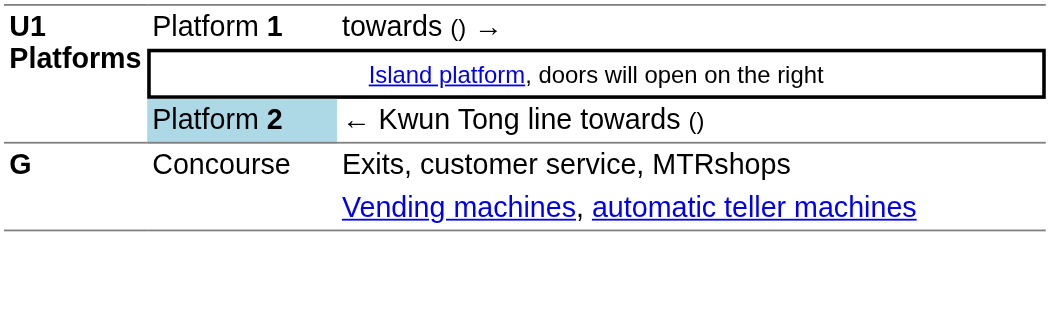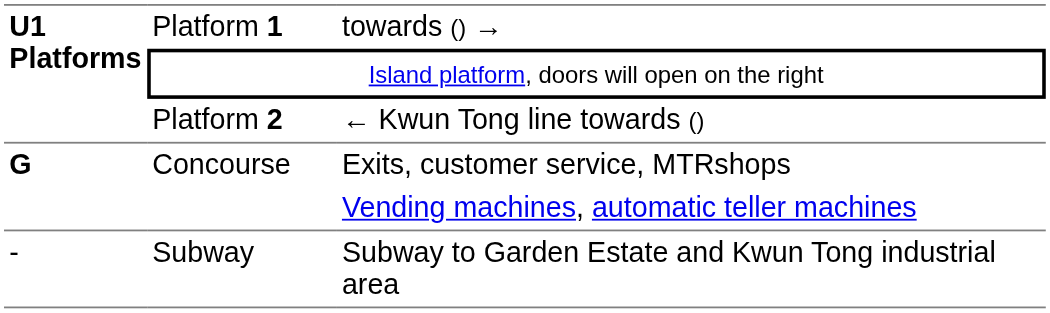(217, 119) lightblue background -> (217, 119) no background
+ row: (669, 268)
